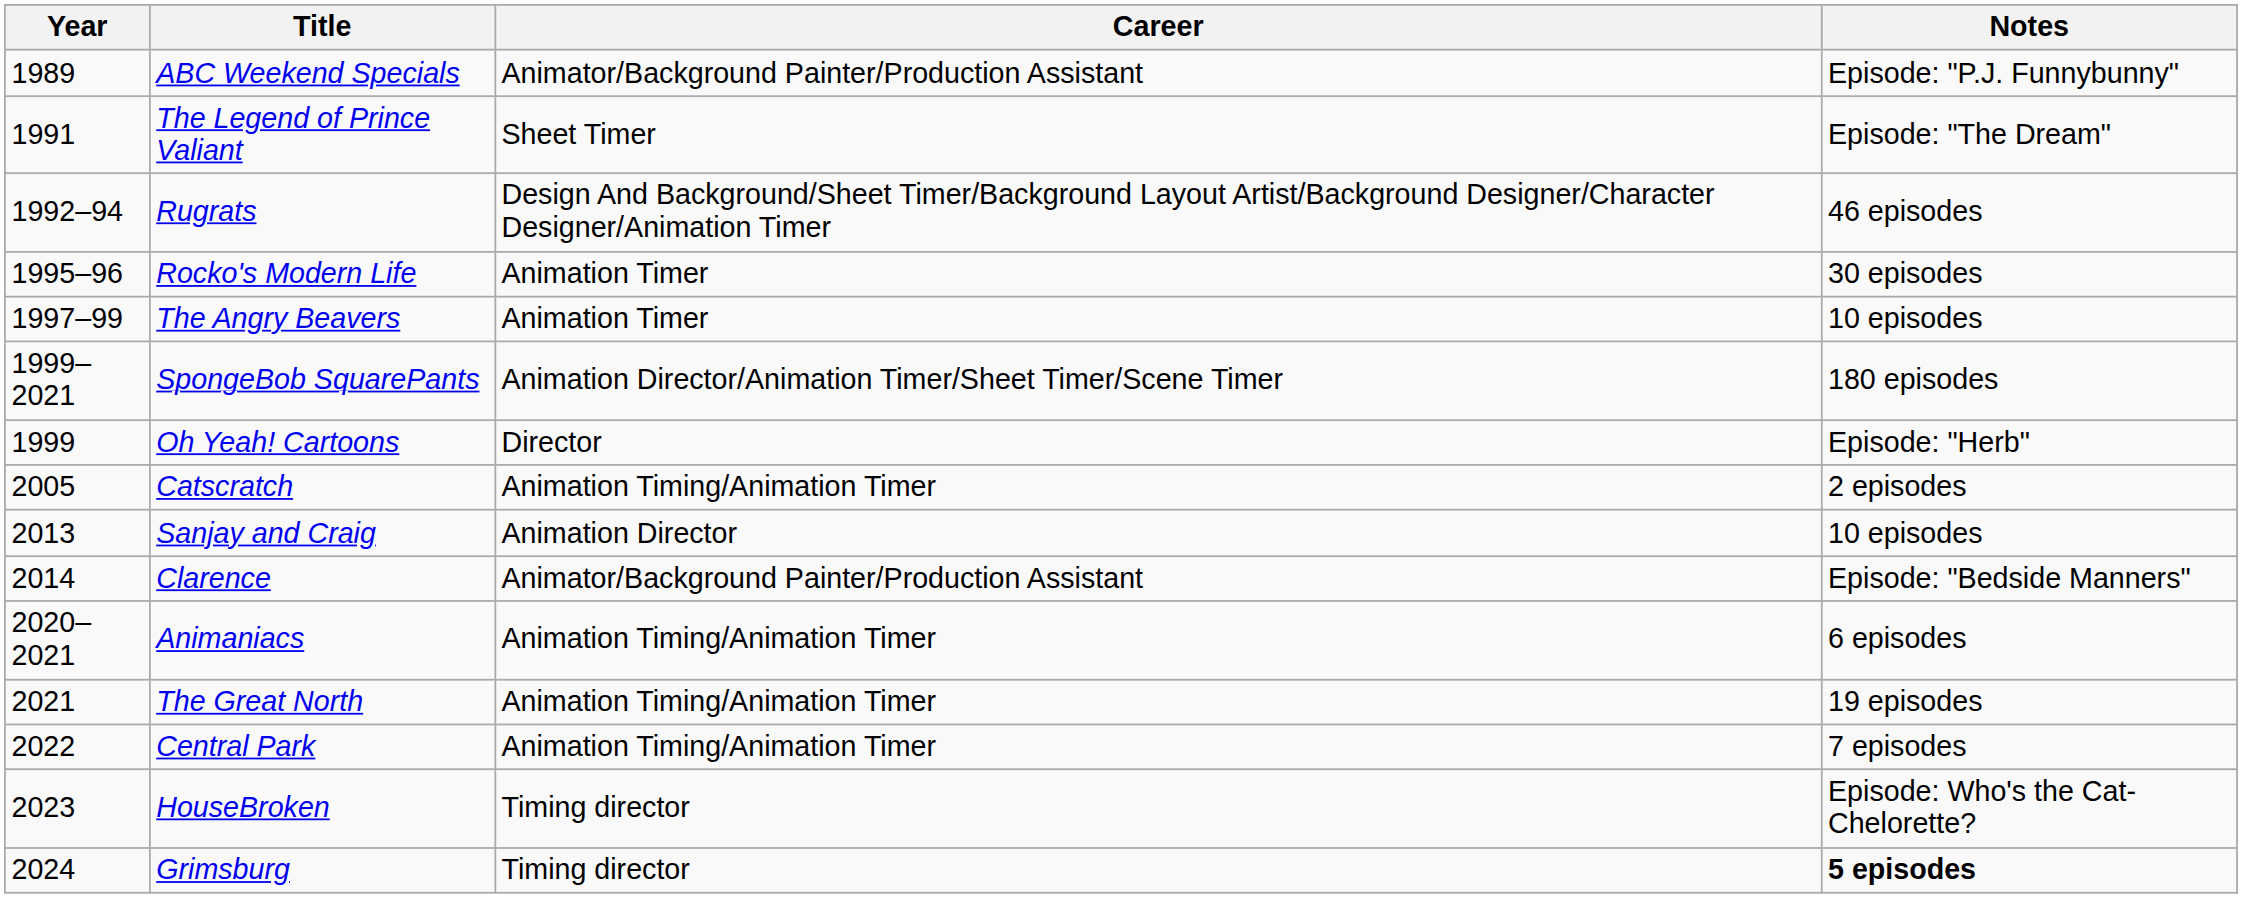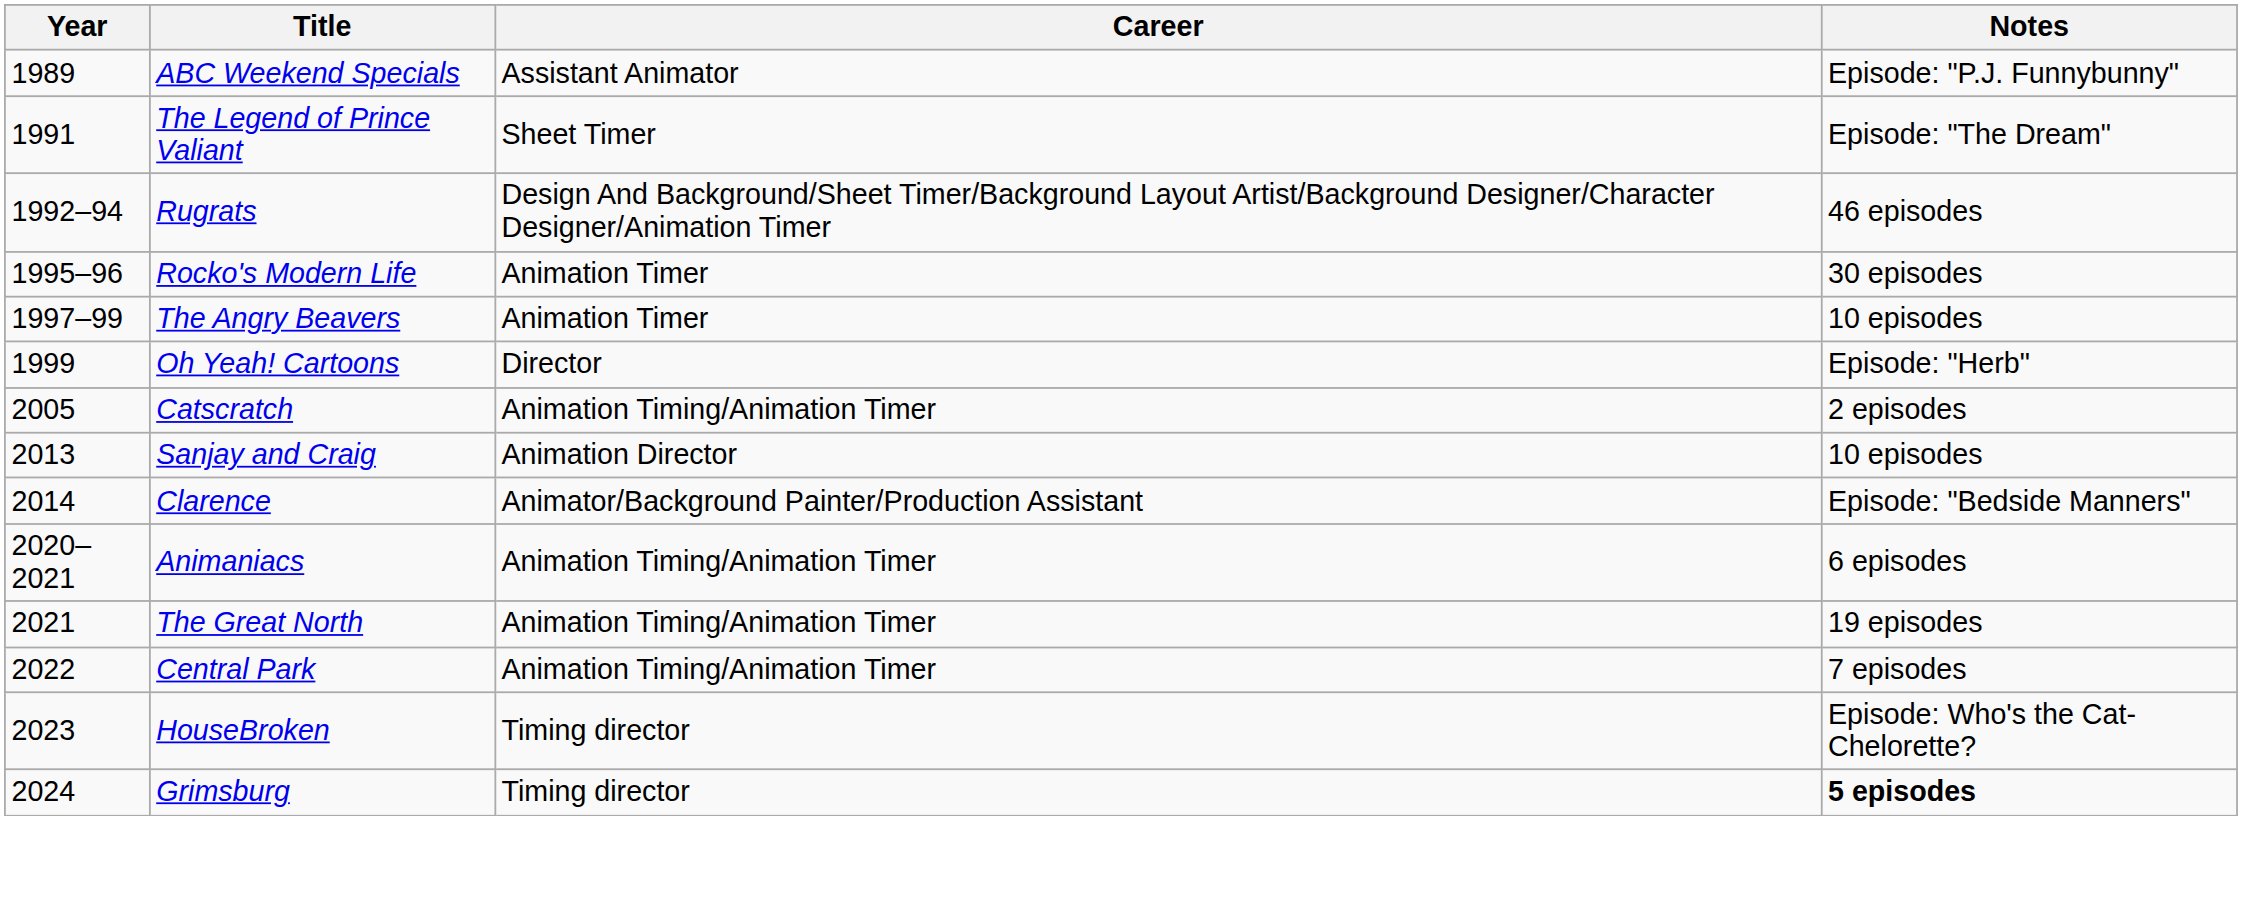(822, 72) Animator/Background Painter/Production Assistant -> (620, 72) Assistant Animator
- row: (318, 380)
